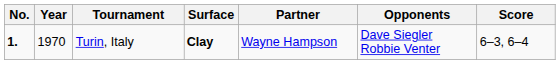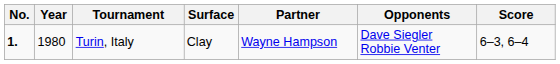(51, 41) 1970 -> (51, 41) 1980
(200, 41) bold -> (199, 41) normal
